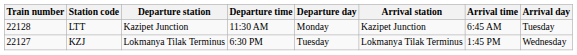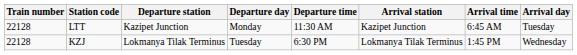columns swapped: (261, 12) <-> (327, 12)
(19, 42) 22127 -> (19, 42) 22128
